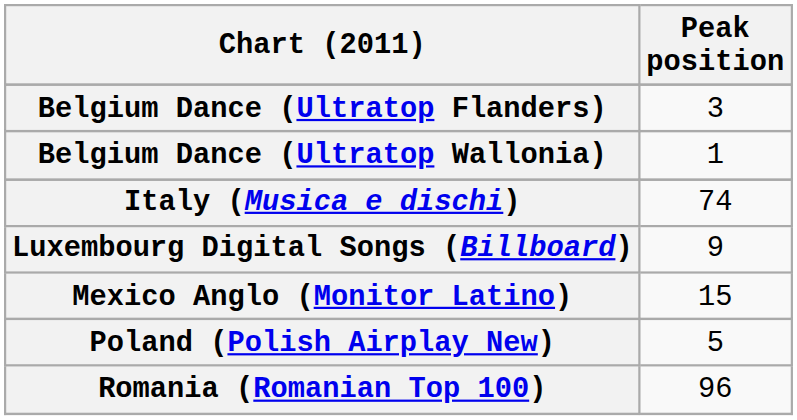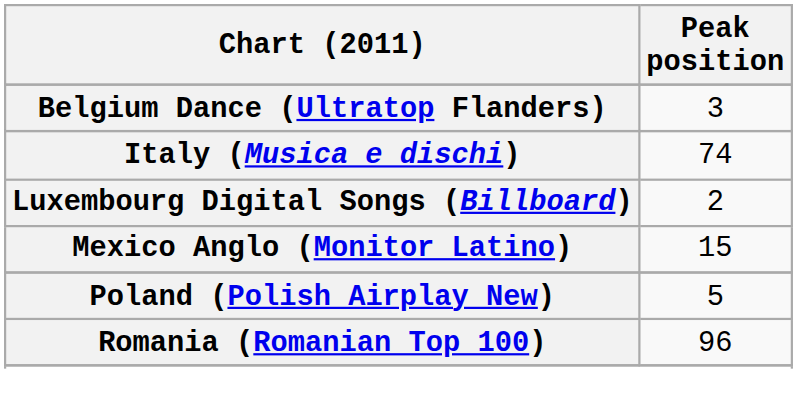- row: (322, 155)
(715, 249) 9 -> (715, 202) 2
